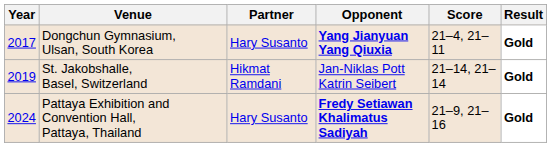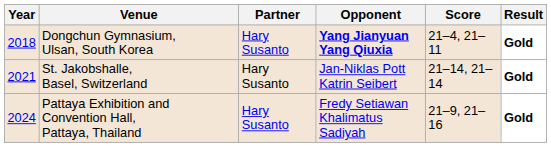(22, 42) 2017 -> (22, 42) 2018
(22, 77) 2019 -> (22, 77) 2021
(256, 77) Hikmat Ramdani -> (265, 77) Hary Susanto
(366, 118) bold -> (364, 118) normal
